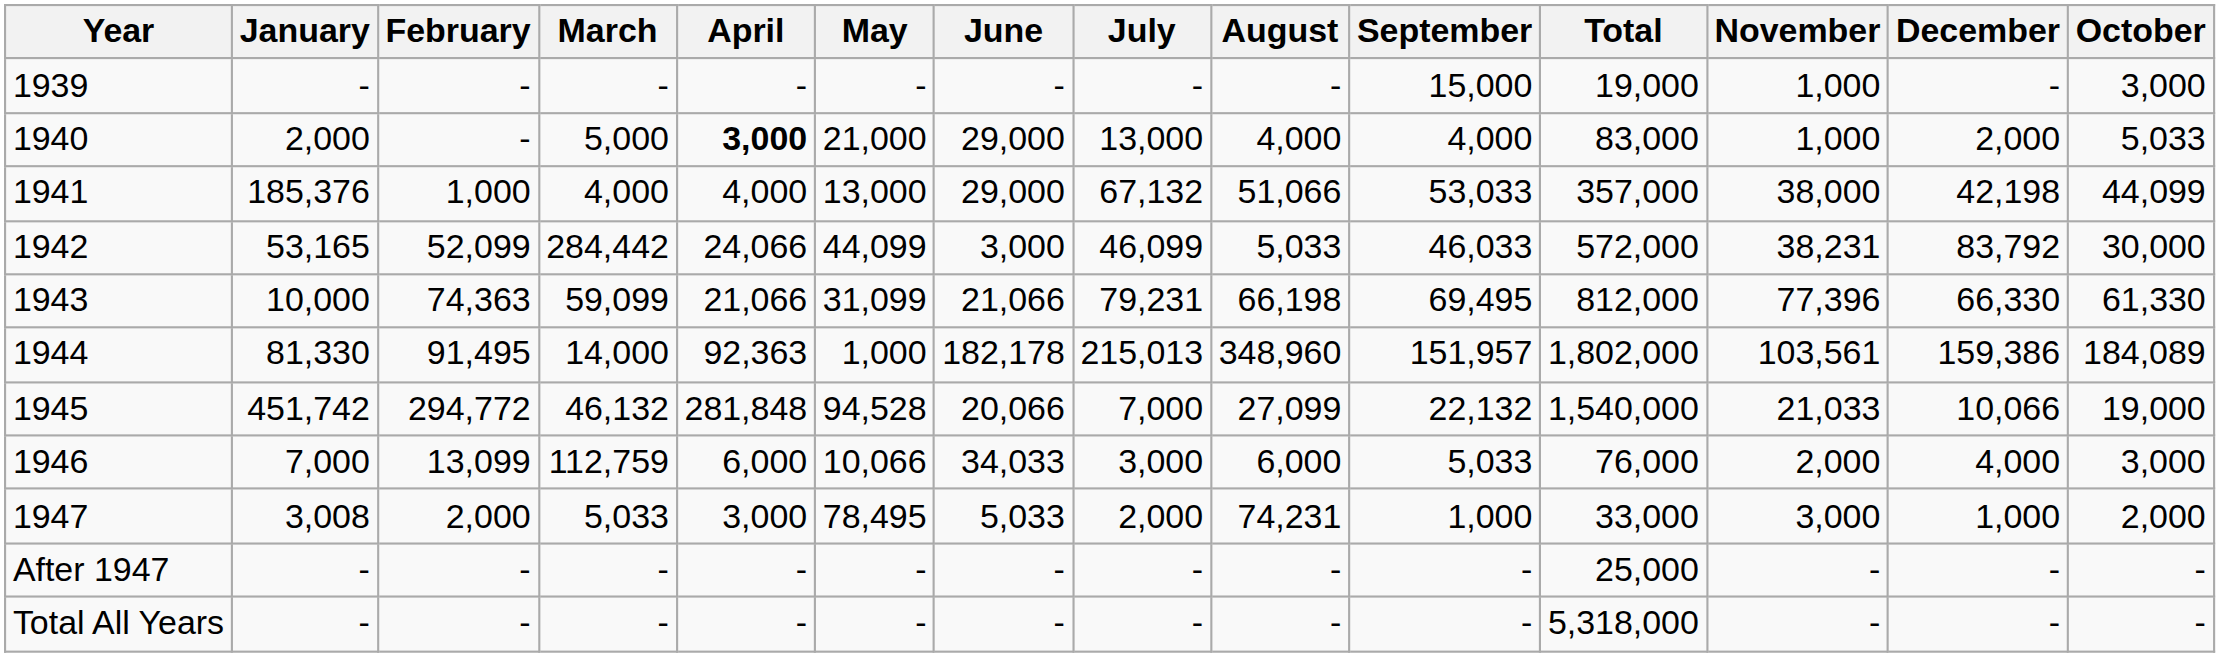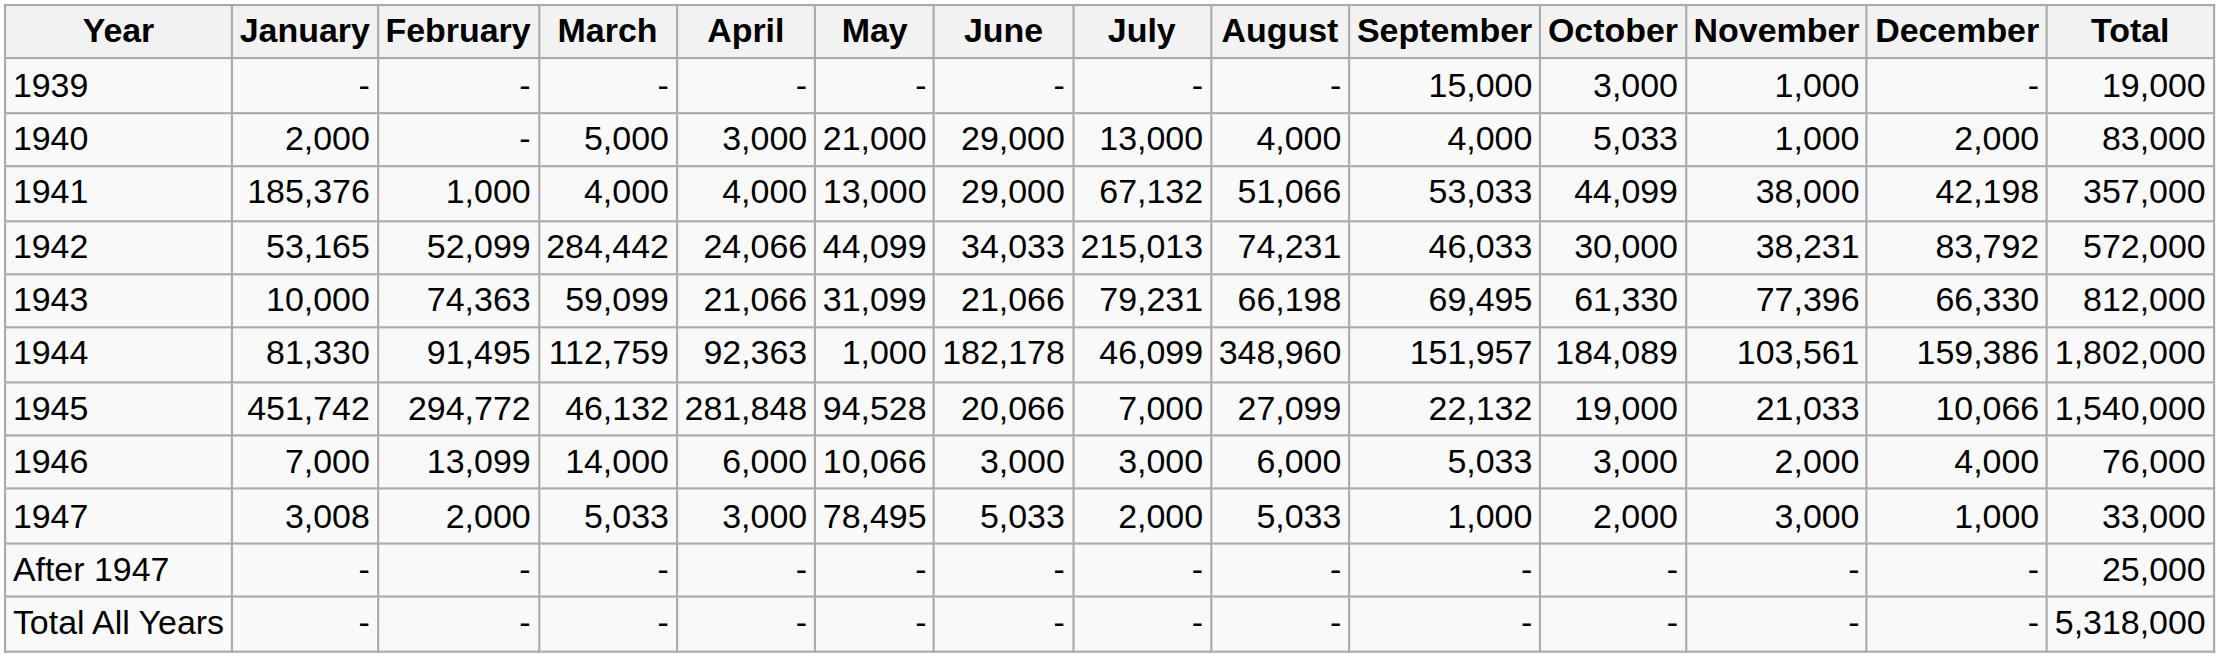columns swapped: (2141, 31) <-> (1623, 31)
(765, 138) bold -> (765, 138) normal
(1022, 246) 3,000 -> (1013, 246) 34,033
(1151, 246) 46,099 -> (1142, 246) 215,013
(1299, 246) 5,033 -> (1289, 246) 74,231
(617, 354) 14,000 -> (609, 354) 112,759
(1142, 354) 215,013 -> (1151, 354) 46,099
(609, 461) 112,759 -> (617, 461) 14,000
(1013, 461) 34,033 -> (1022, 461) 3,000
(1289, 515) 74,231 -> (1299, 515) 5,033
